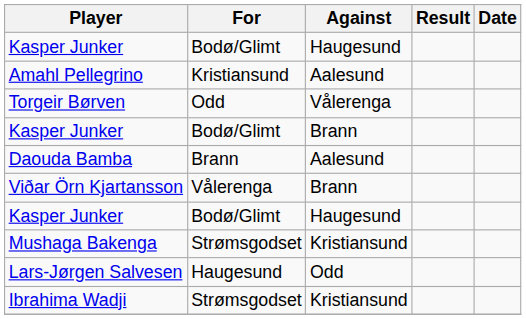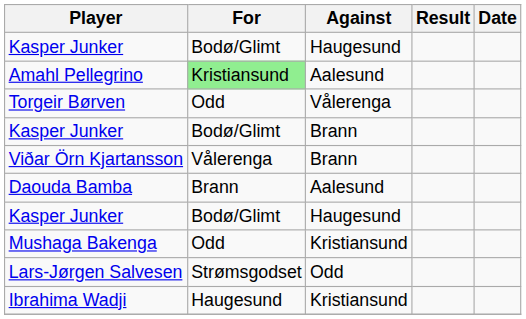(240, 74) no background -> (240, 74) lightgreen background
rows swapped: (96, 187) <-> (70, 159)
(247, 243) Strømsgodset -> (208, 243) Odd
(237, 272) Haugesund -> (247, 272) Strømsgodset
(247, 300) Strømsgodset -> (237, 300) Haugesund
